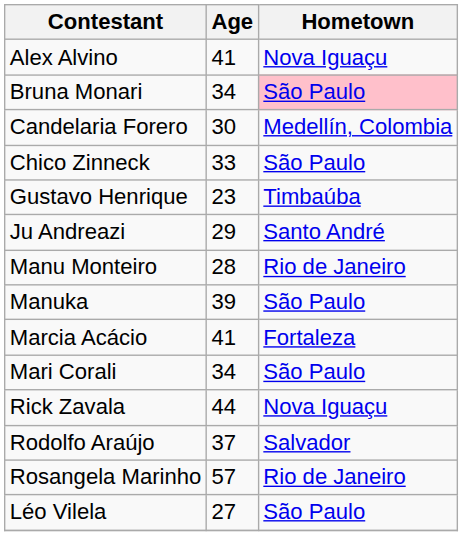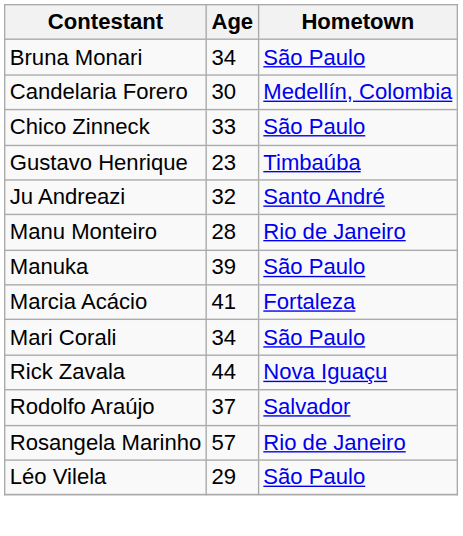- row: (64, 57)
(314, 92) pink background -> (314, 57) no background
(224, 232) 29 -> (224, 197) 32
(224, 512) 27 -> (224, 477) 29
